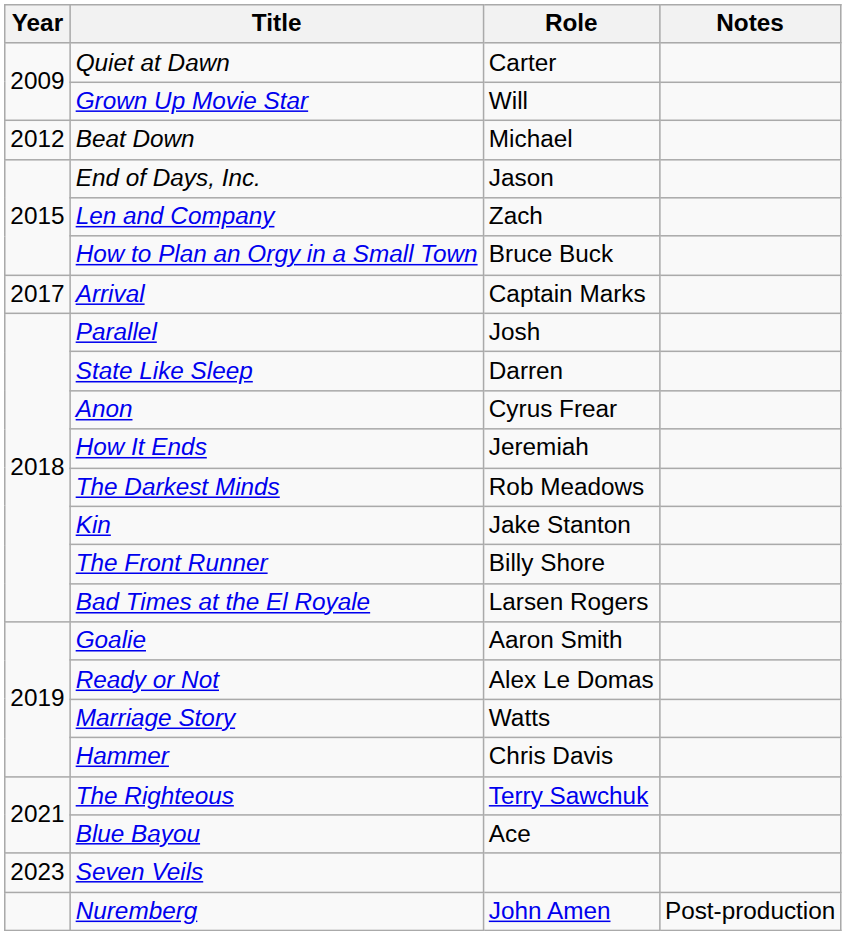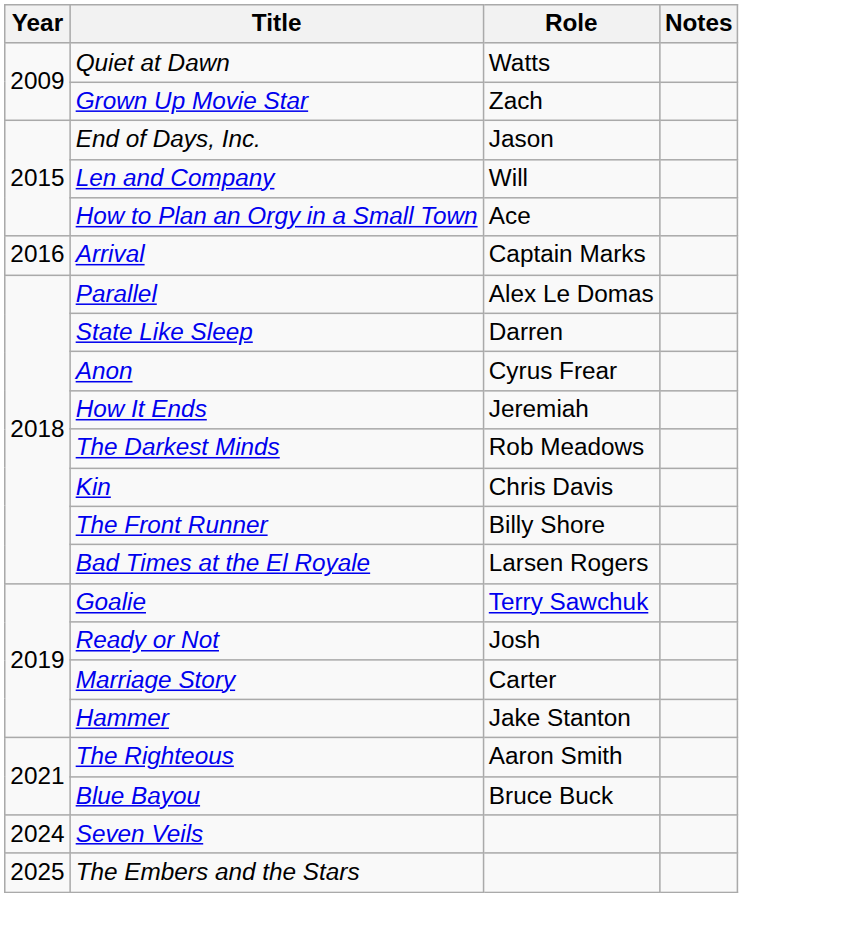(523, 62) Carter -> (519, 62) Watts
(508, 100) Will -> (516, 100) Zach
- row: (135, 139)
(516, 216) Zach -> (508, 178) Will
(551, 255) Bruce Buck -> (510, 216) Ace
(37, 293) 2017 -> (37, 255) 2016
(514, 332) Josh -> (571, 293) Alex Le Domas
(560, 525) Jake Stanton -> (551, 486) Chris Davis
(556, 640) Aaron Smith -> (569, 602) Terry Sawchuk
(571, 679) Alex Le Domas -> (514, 640) Josh
(519, 718) Watts -> (523, 679) Carter
(551, 756) Chris Davis -> (560, 718) Jake Stanton
(569, 795) Terry Sawchuk -> (556, 756) Aaron Smith
(510, 833) Ace -> (551, 795) Bruce Buck
(37, 872) 2023 -> (37, 833) 2024
+ row: (218, 872)
- row: (137, 910)
